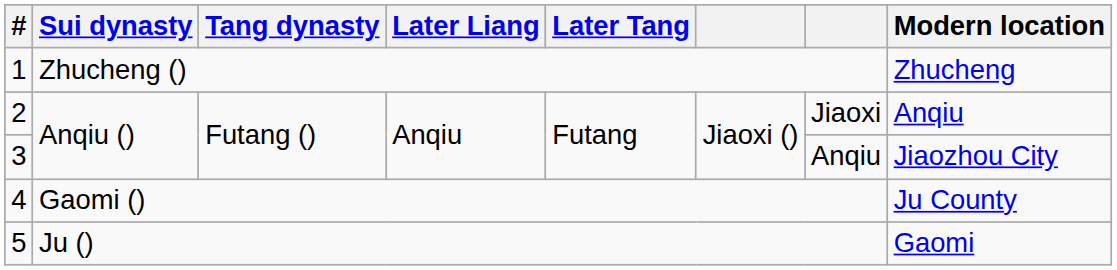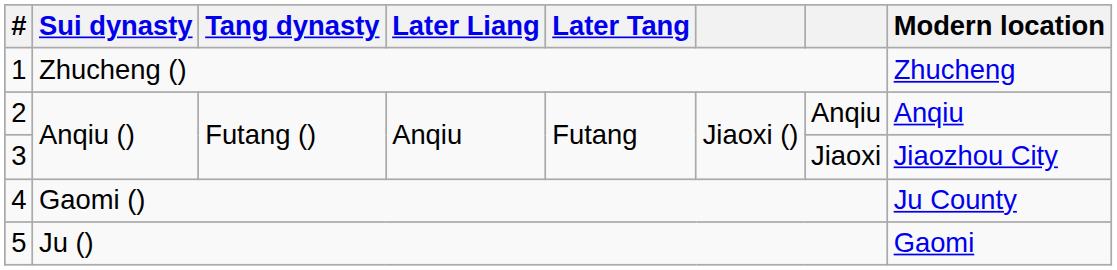(846, 112) Jiaoxi -> (846, 112) Anqiu
(846, 156) Anqiu -> (846, 156) Jiaoxi
